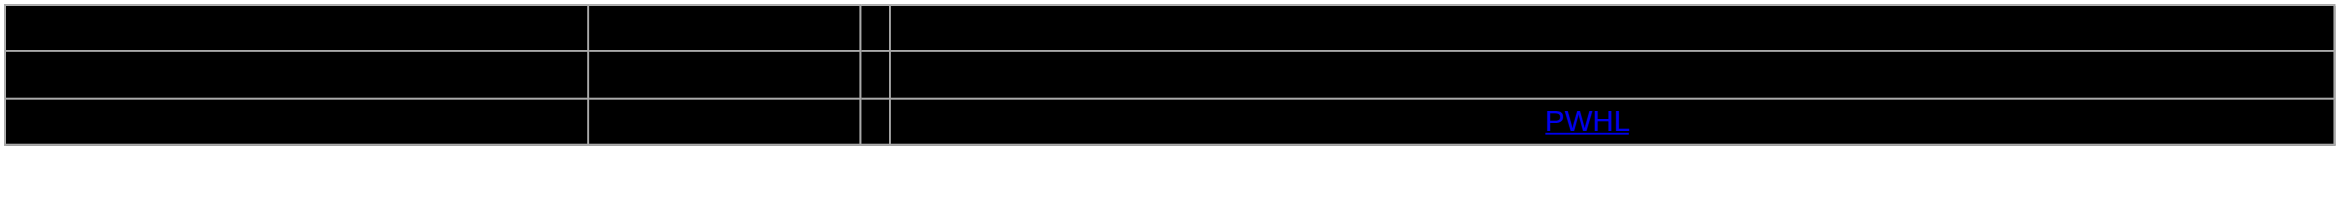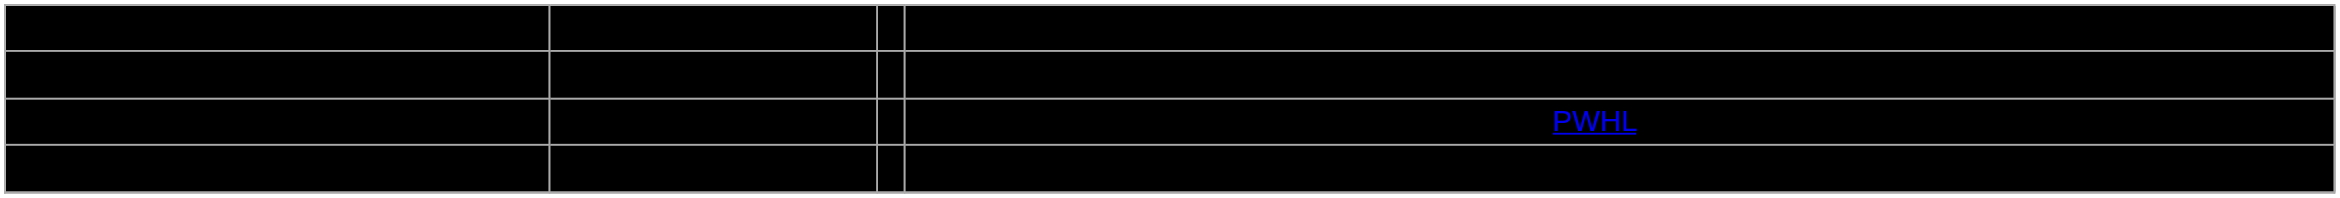(724, 74) Forward -> (713, 74) Defense
(724, 121) Defense -> (713, 121) Forward
+ row: (277, 167)
